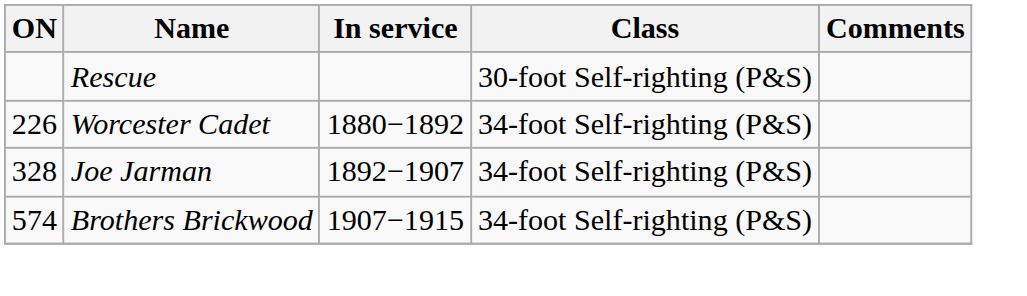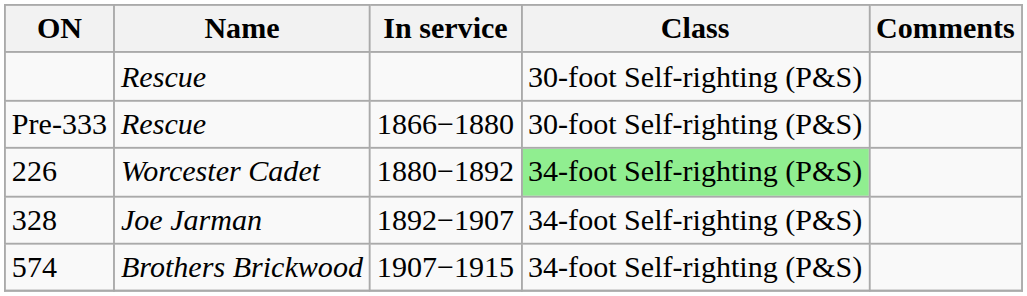+ row: (59, 123)
(645, 123) no background -> (695, 171) lightgreen background
